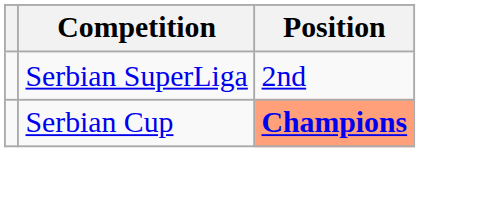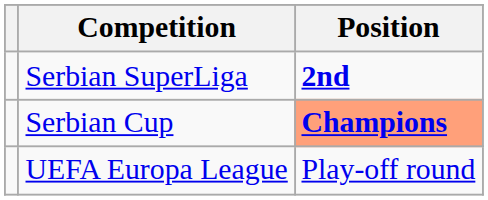(284, 75) normal -> (325, 75) bold
+ row: (157, 169)
